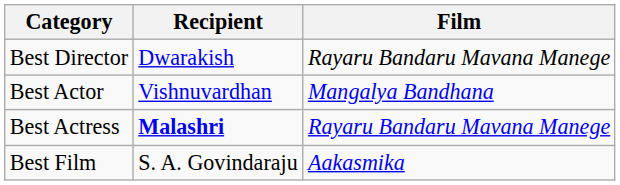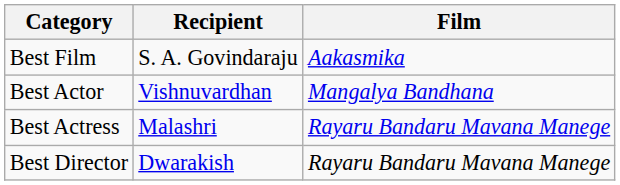rows swapped: (53, 162) <-> (69, 57)
(181, 127) bold -> (178, 127) normal
